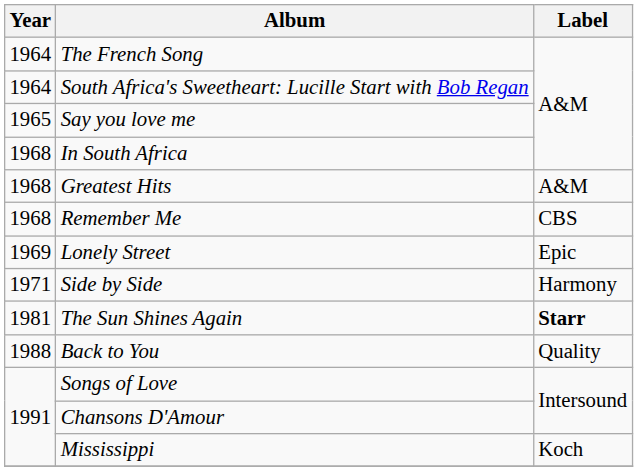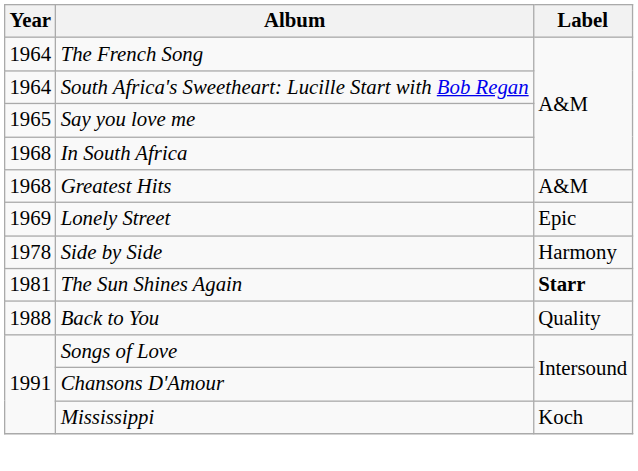- row: (121, 218)
(30, 284) 1971 -> (30, 251) 1978
